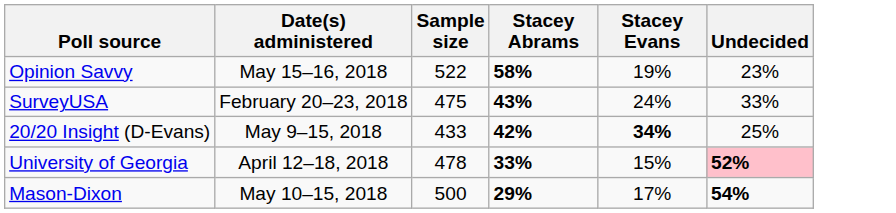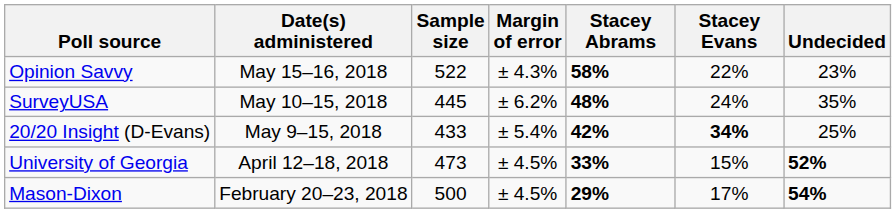+ column: (528, 31)
(652, 72) 19% -> (729, 72) 22%
(313, 102) February 20–23, 2018 -> (313, 102) May 10–15, 2018
(451, 102) 475 -> (451, 102) 445
(513, 102) 43% -> (590, 102) 48%
(760, 102) 33% -> (837, 102) 35%
(451, 162) 478 -> (451, 162) 473
(730, 162) pink background -> (807, 162) no background
(313, 193) May 10–15, 2018 -> (313, 193) February 20–23, 2018
